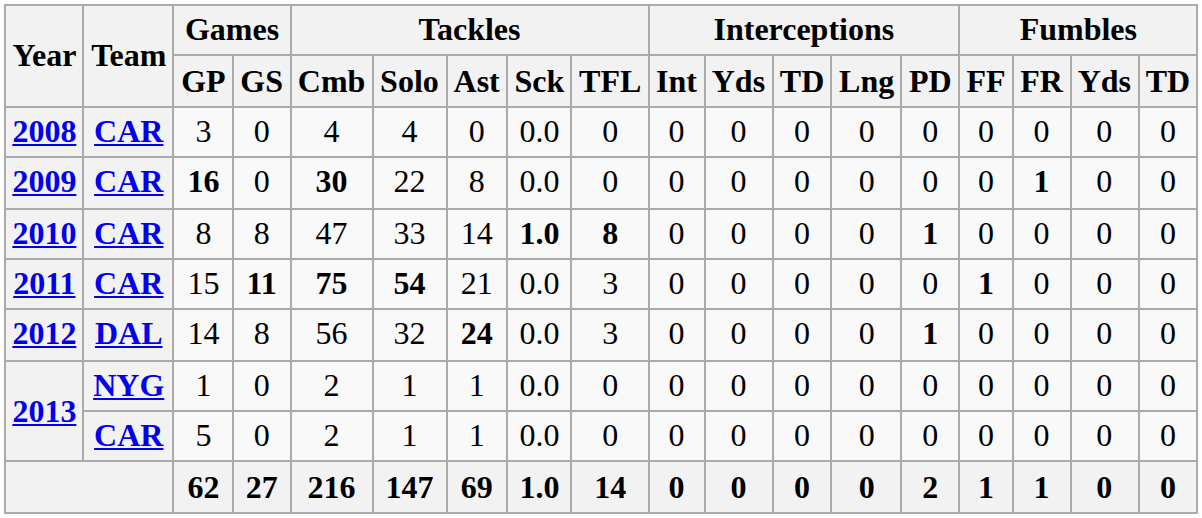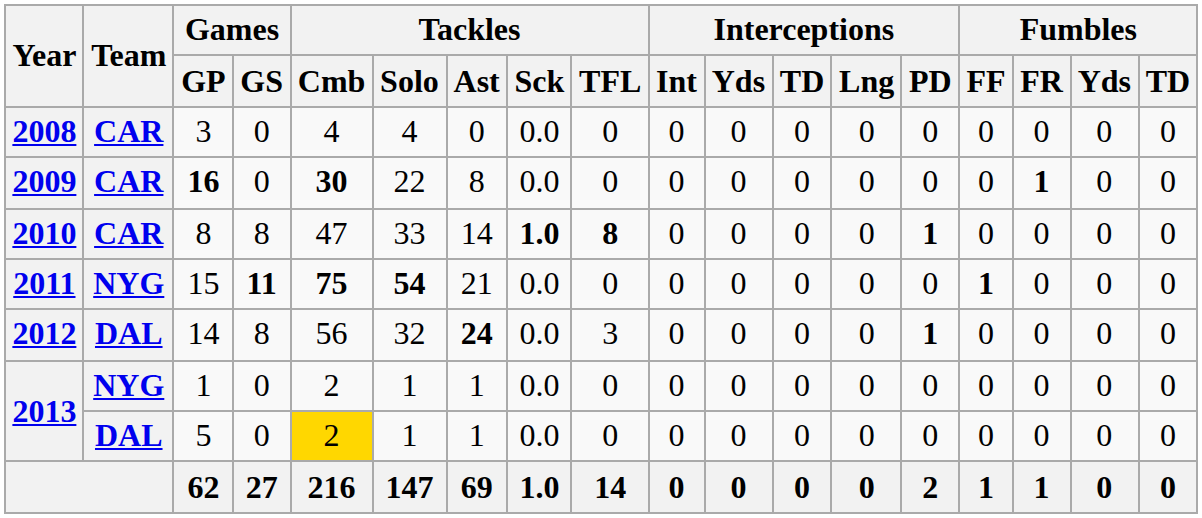(129, 283) CAR -> (129, 283) NYG
(610, 283) 3 -> (610, 283) 0
(129, 435) CAR -> (129, 435) DAL
(332, 435) no background -> (332, 435) gold background
